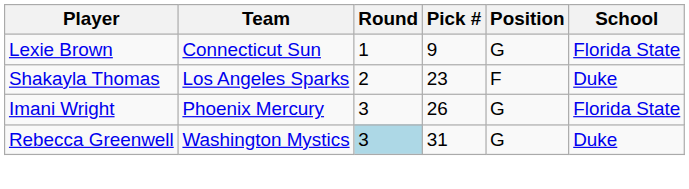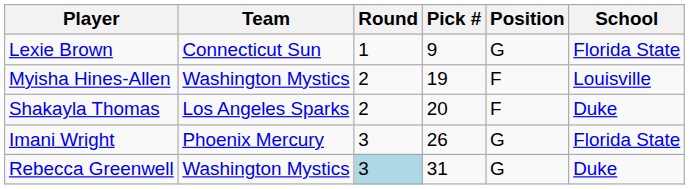+ row: (90, 79)
(437, 79) 23 -> (437, 109) 20
